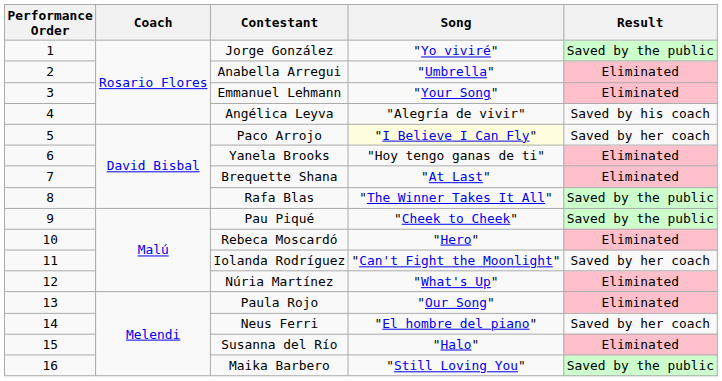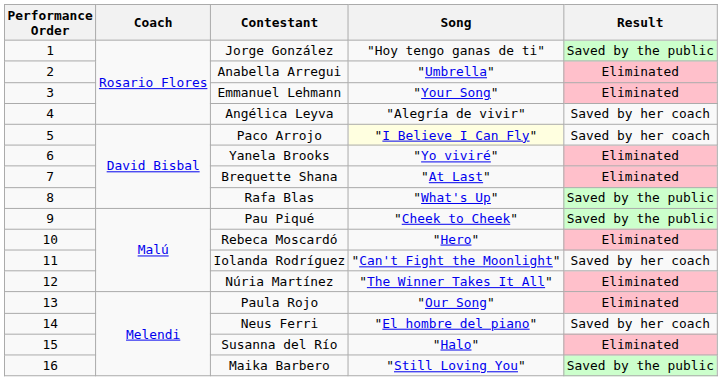(456, 51) "Yo viviré" -> (456, 51) "Hoy tengo ganas de ti"
(640, 114) Saved by his coach -> (640, 114) Saved by her coach
(456, 156) "Hoy tengo ganas de ti" -> (456, 156) "Yo viviré"
(456, 198) "The Winner Takes It All" -> (456, 198) "What's Up"
(456, 282) "What's Up" -> (456, 282) "The Winner Takes It All"
